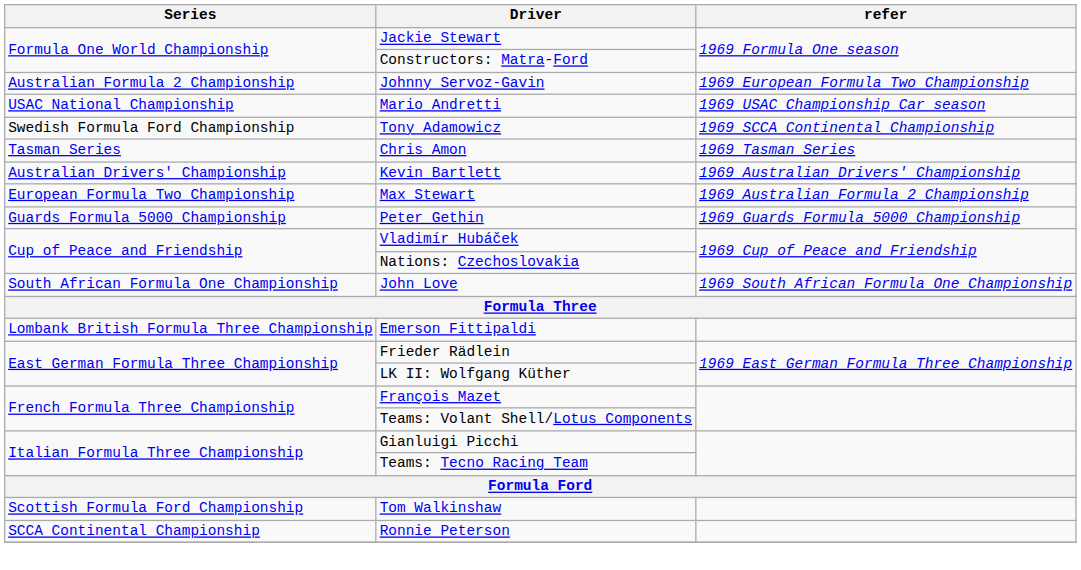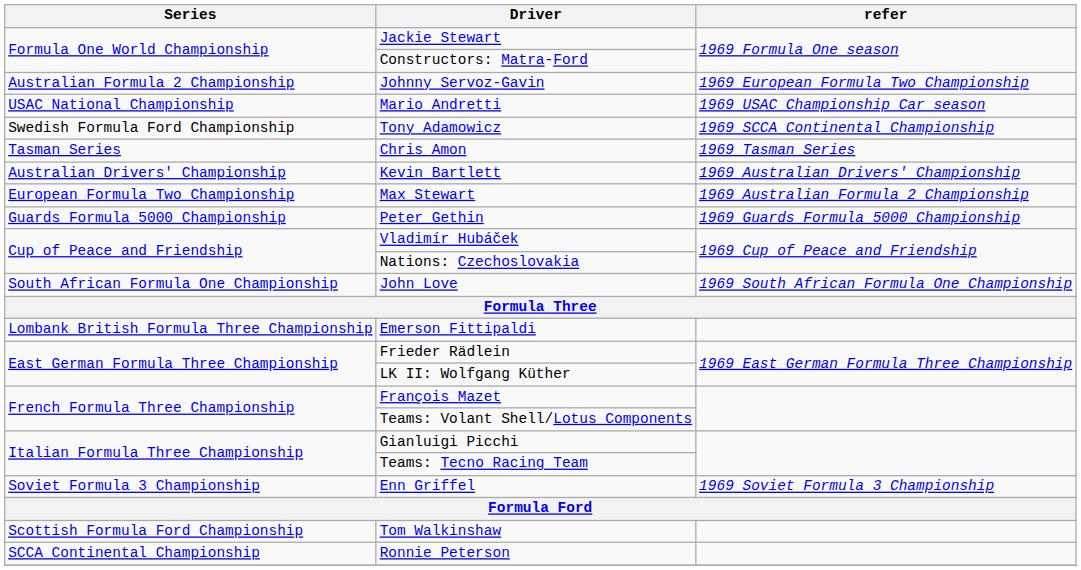+ row: (427, 487)
